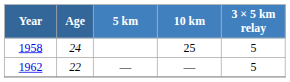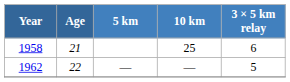(75, 48) 24 -> (75, 48) 21
(253, 48) 5 -> (253, 48) 6
